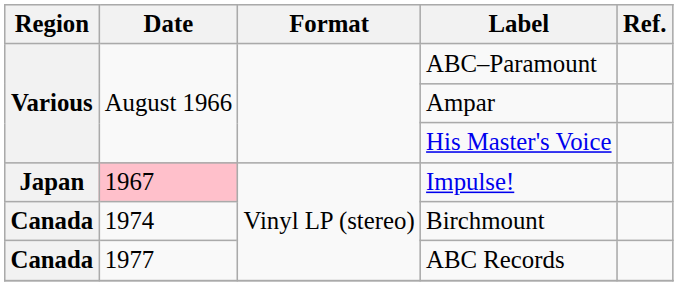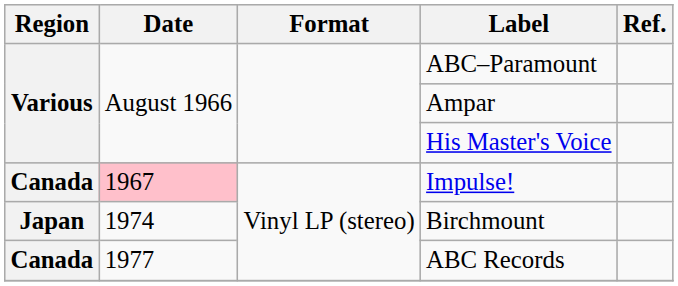(52, 181) Japan -> (52, 181) Canada
(52, 220) Canada -> (52, 220) Japan
